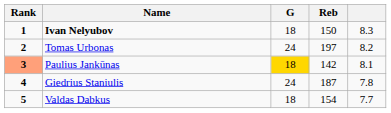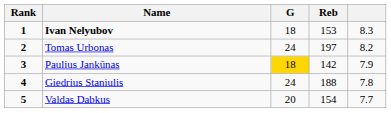(328, 30) 150 -> (328, 30) 153
(23, 64) lightsalmon background -> (23, 64) no background
(366, 64) 8.1 -> (366, 64) 7.9
(328, 82) 187 -> (328, 82) 188
(290, 99) 18 -> (290, 99) 20
